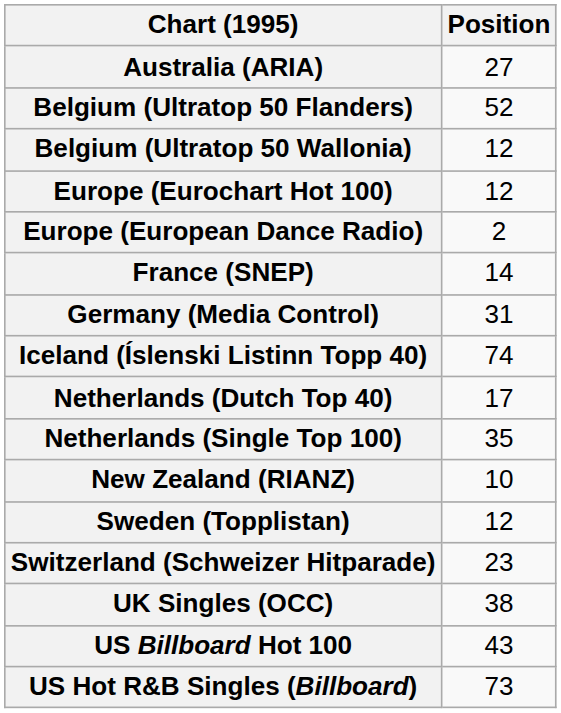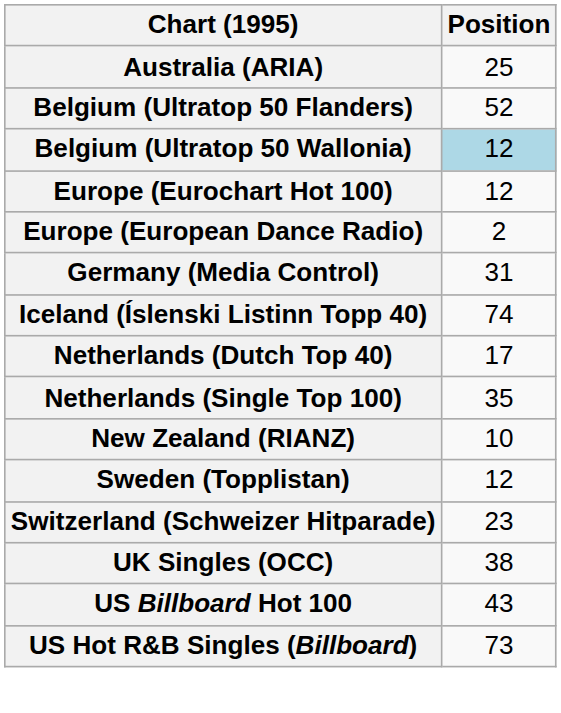(499, 66) 27 -> (499, 66) 25
(499, 149) no background -> (499, 149) lightblue background
- row: (223, 273)
